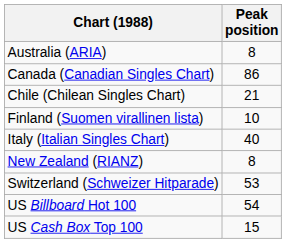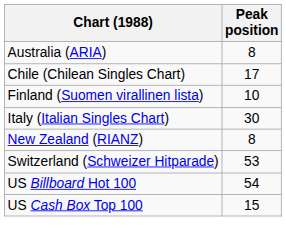- row: (111, 74)
(252, 96) 21 -> (252, 74) 17
(252, 140) 40 -> (252, 118) 30
